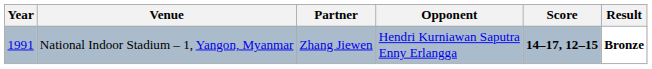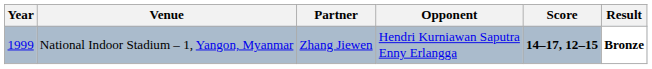(21, 45) 1991 -> (21, 45) 1999
